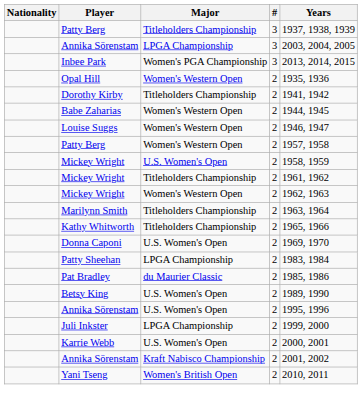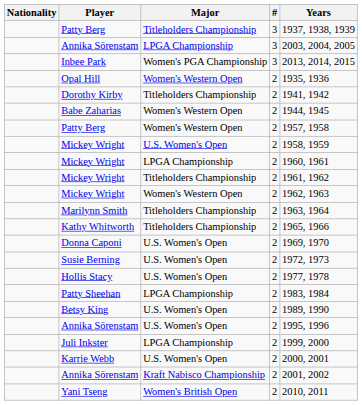- row: (89, 128)
+ row: (93, 161)
+ row: (91, 260)
+ row: (87, 276)
- row: (86, 276)
